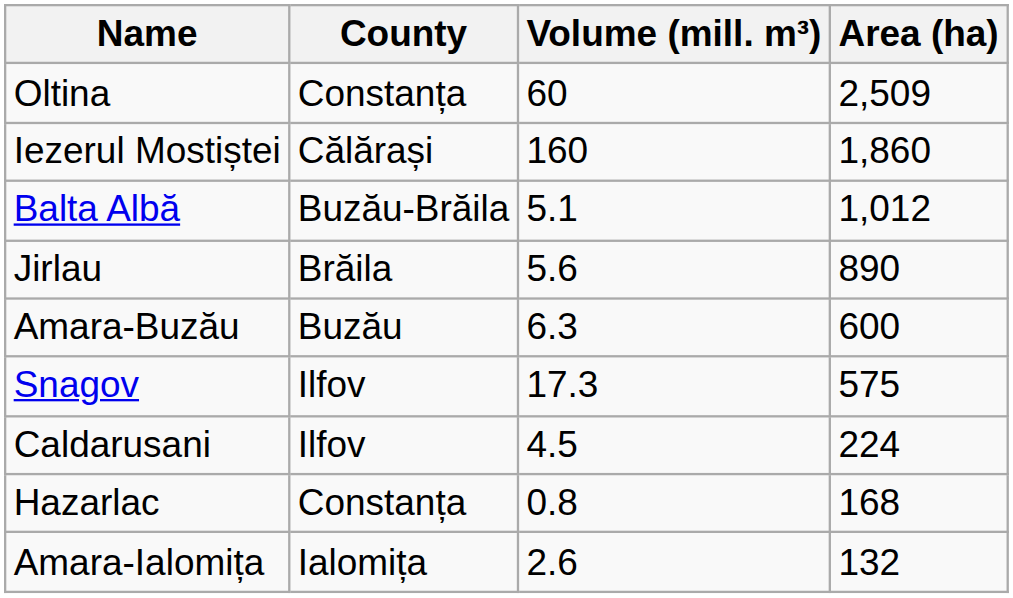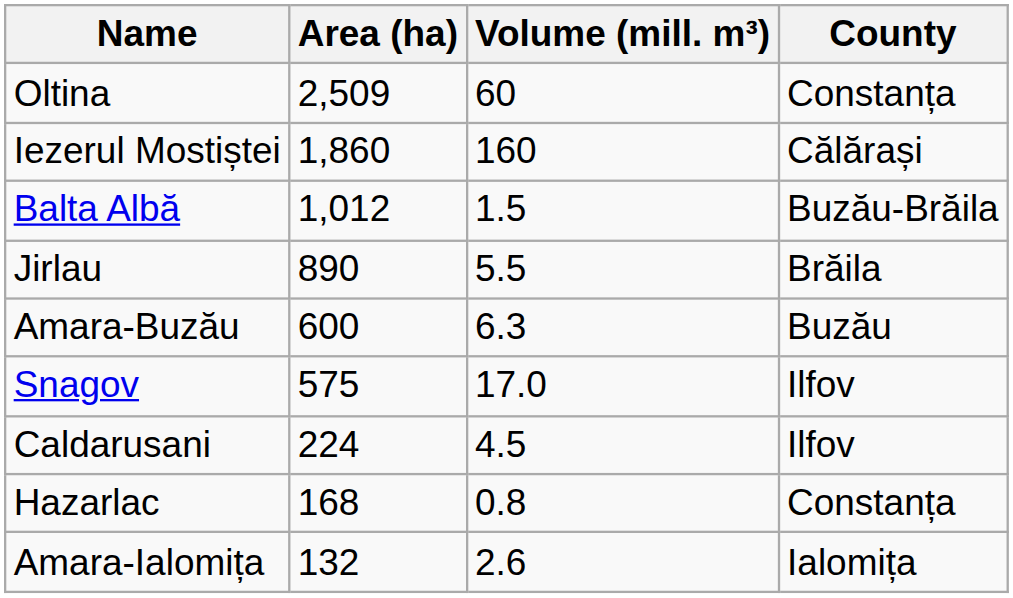columns swapped: (919, 33) <-> (404, 33)
(552, 209) 5.1 -> (501, 209) 1.5
(552, 268) 5.6 -> (501, 268) 5.5
(562, 385) 17.3 -> (511, 385) 17.0
